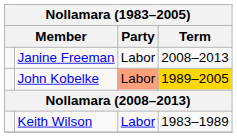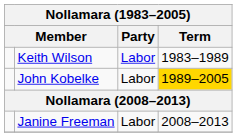rows swapped: (55, 121) <-> (66, 57)
(138, 79) lightsalmon background -> (138, 79) no background
